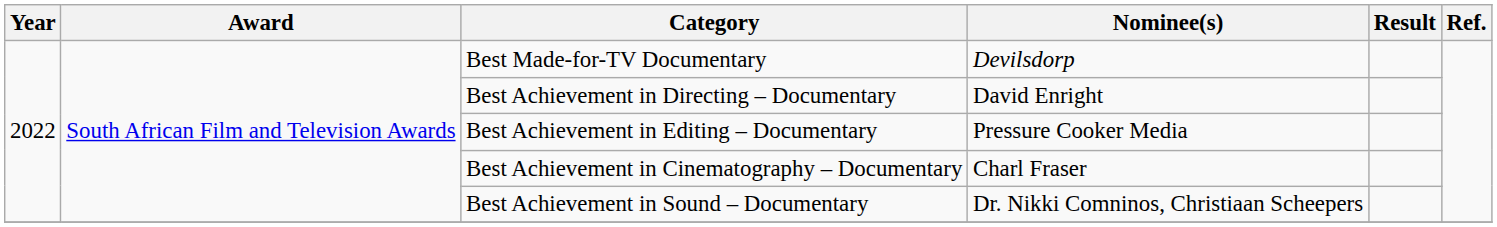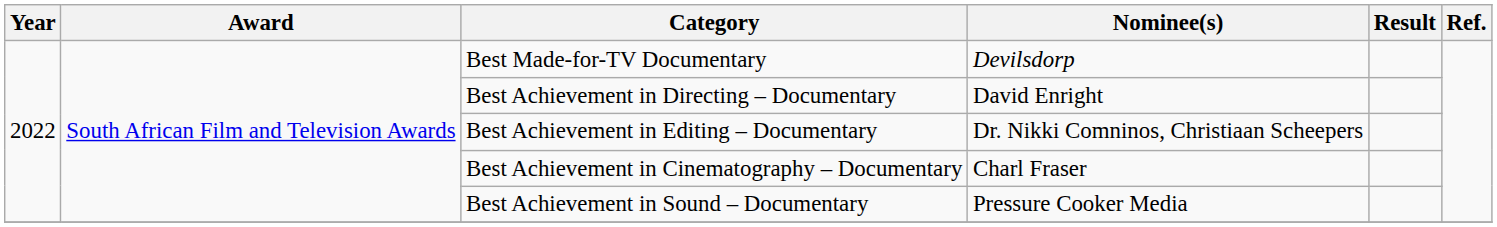(1080, 131) Pressure Cooker Media -> (1168, 131) Dr. Nikki Comninos, Christiaan Scheepers
(1168, 204) Dr. Nikki Comninos, Christiaan Scheepers -> (1080, 204) Pressure Cooker Media
